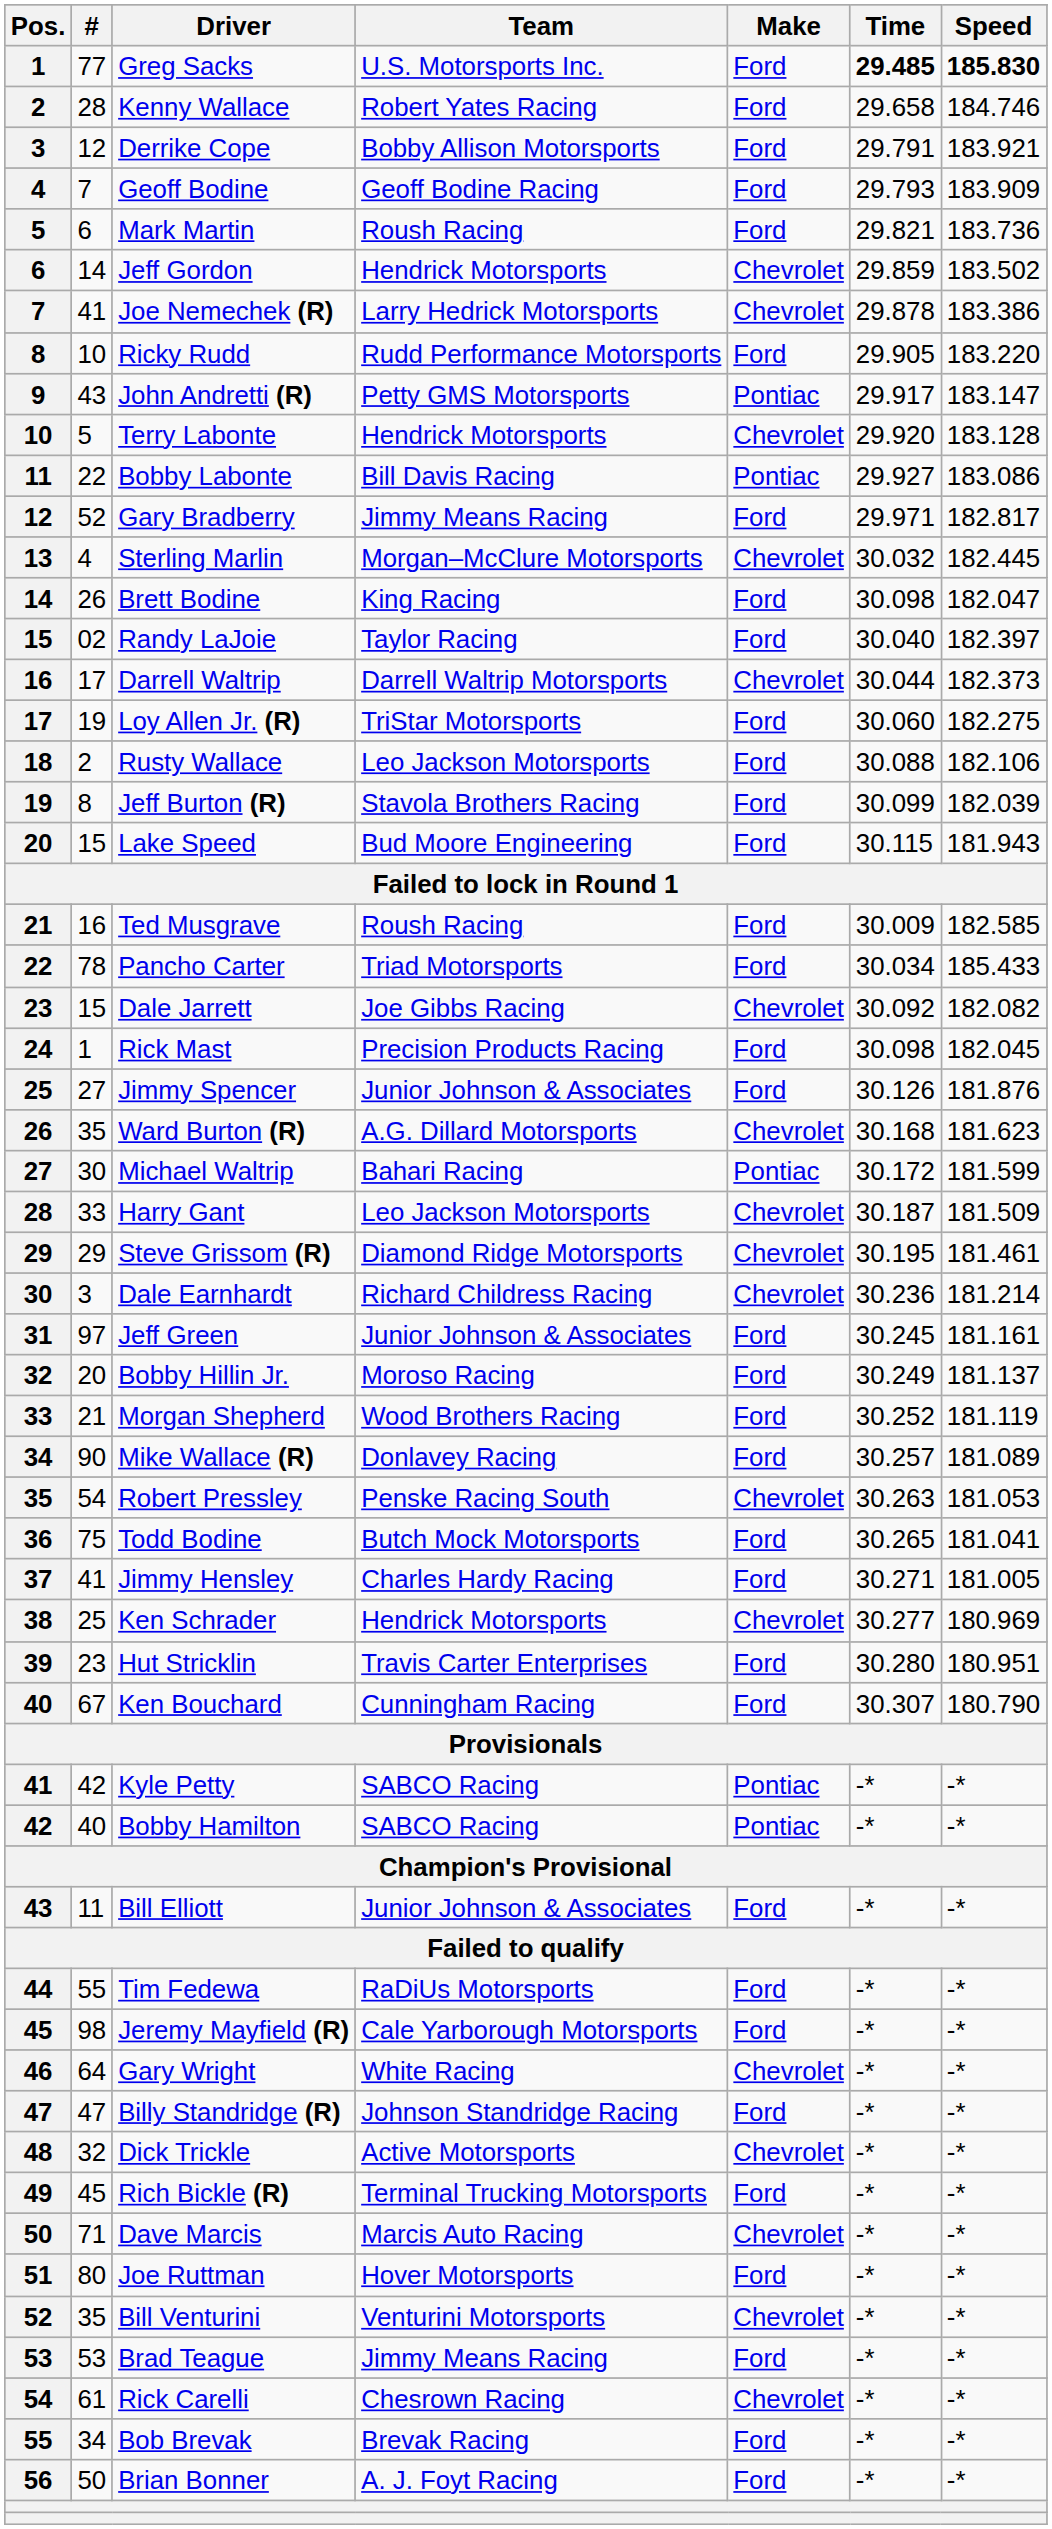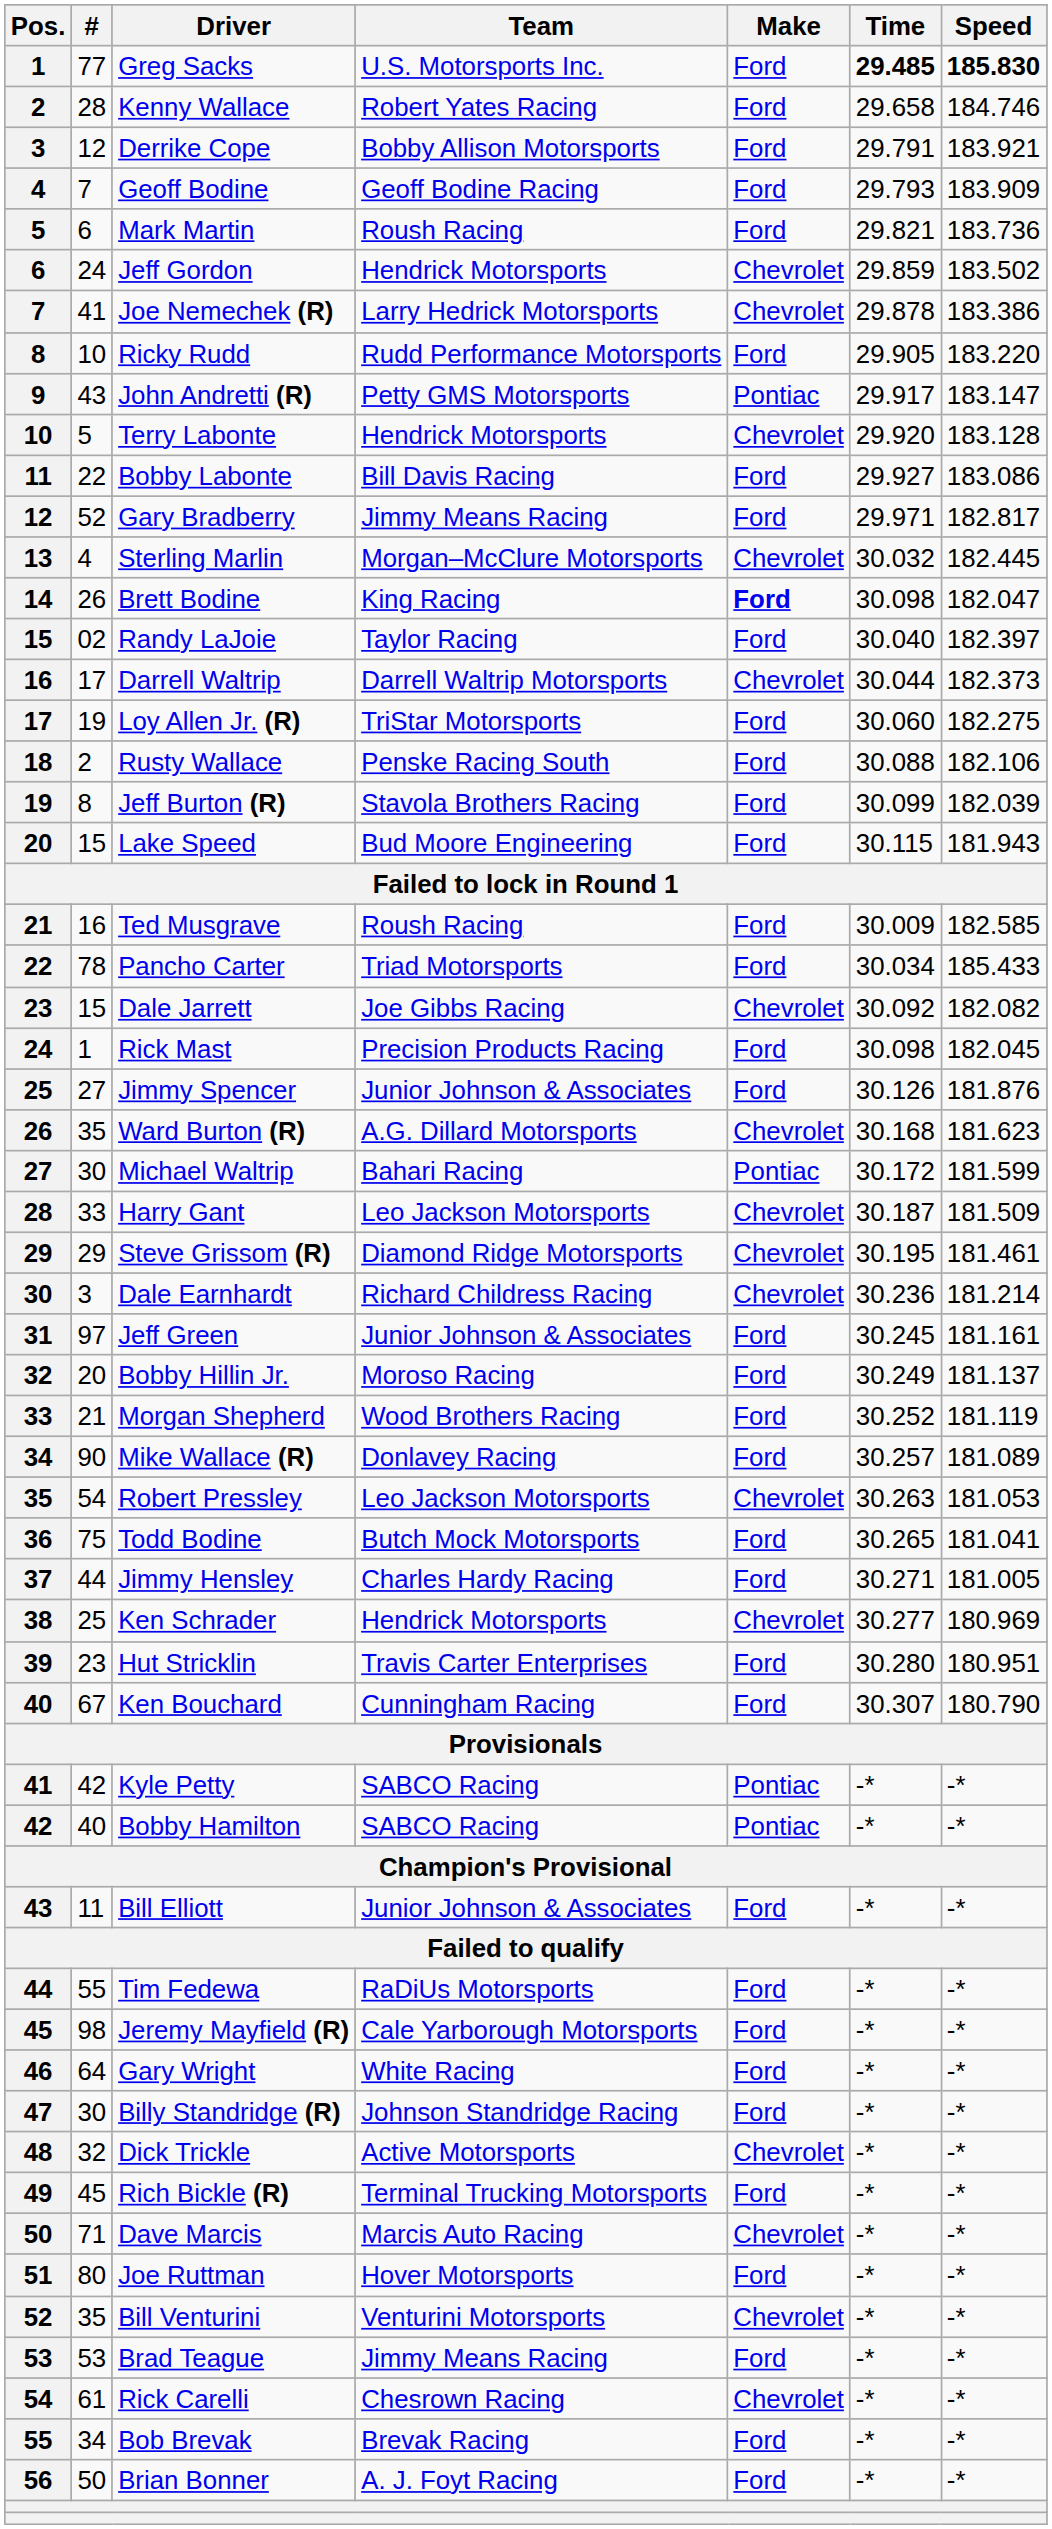(92, 271) 14 -> (92, 271) 24
(776, 475) Pontiac -> (760, 475) Ford
(760, 598) normal -> (762, 598) bold
(505, 762) Leo Jackson Motorsports -> (485, 762) Penske Racing South
(485, 1498) Penske Racing South -> (505, 1498) Leo Jackson Motorsports
(92, 1580) 41 -> (92, 1580) 44
(789, 2071) Chevrolet -> (760, 2071) Ford
(92, 2112) 47 -> (92, 2112) 30
